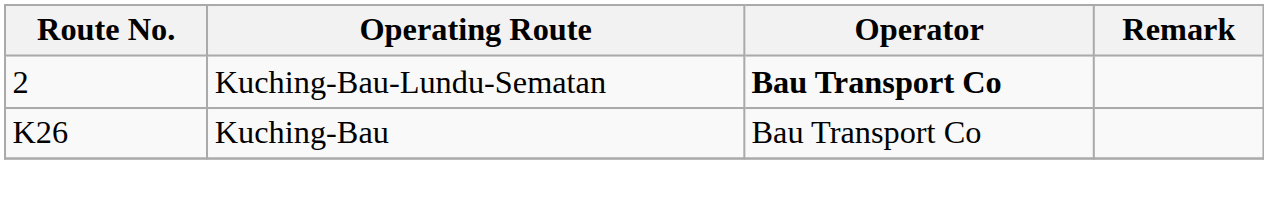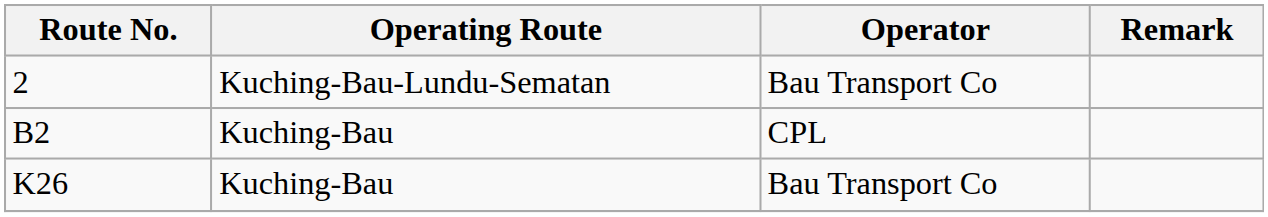(877, 81) bold -> (883, 81) normal
+ row: (31, 132)
